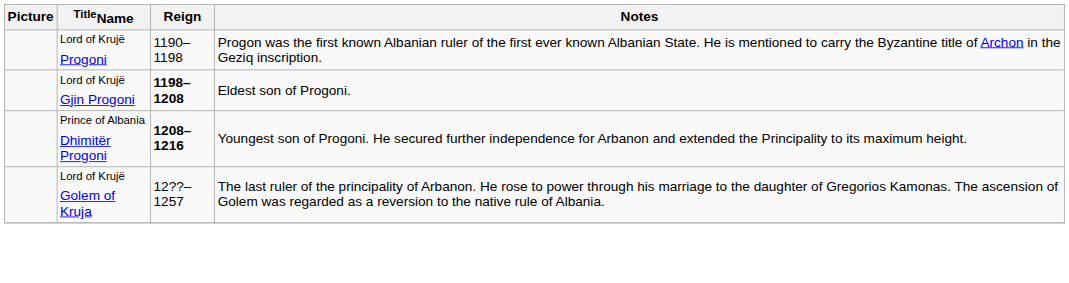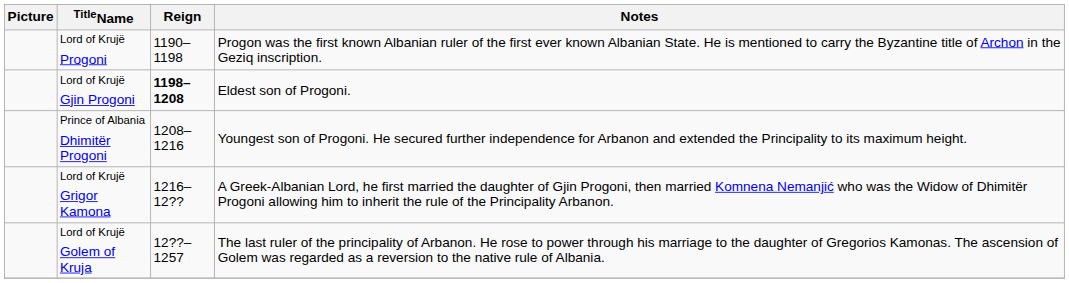(172, 138) bold -> (172, 138) normal
+ row: (92, 194)
